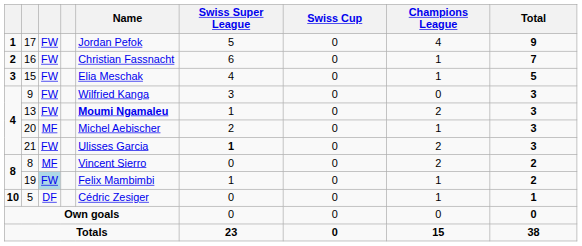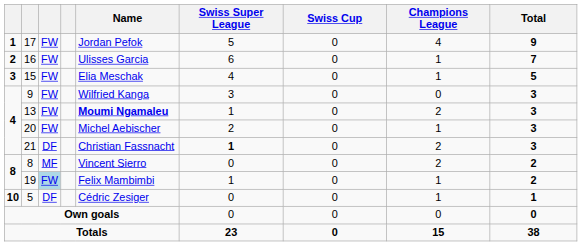(126, 59) Christian Fassnacht -> (113, 59) Ulisses Garcia
(50, 128) MF -> (50, 128) FW
(50, 146) FW -> (50, 146) DF
(113, 146) Ulisses Garcia -> (126, 146) Christian Fassnacht
